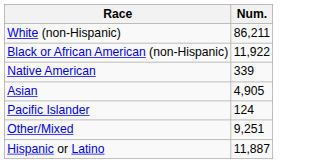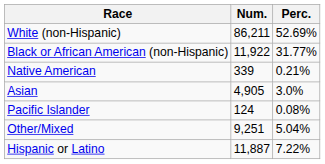+ column: (296, 14)
